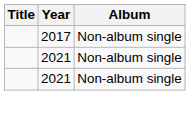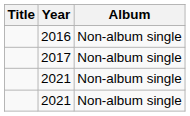+ row: (21, 36)
